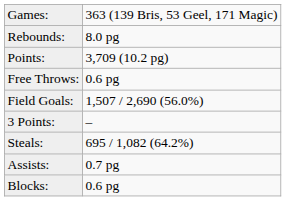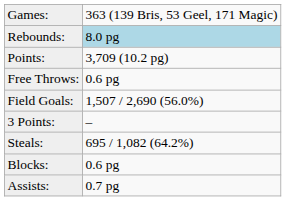(102, 36) no background -> (102, 36) lightblue background
rows swapped: (28, 164) <-> (28, 185)
